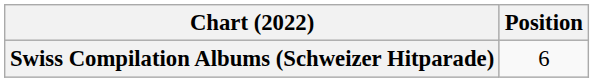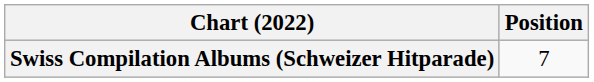(544, 58) 6 -> (544, 58) 7
